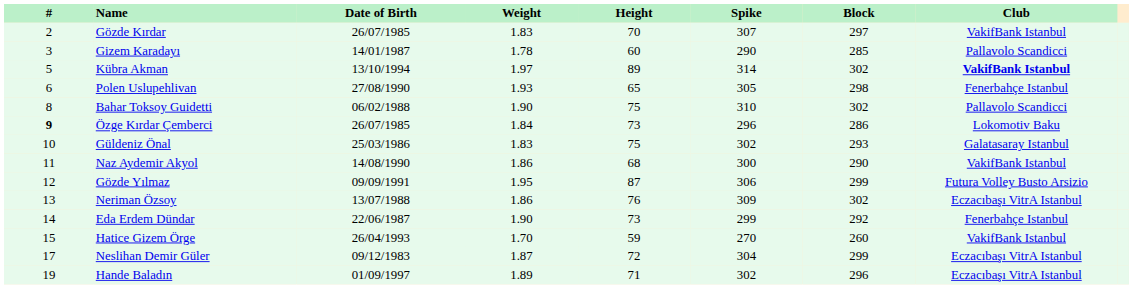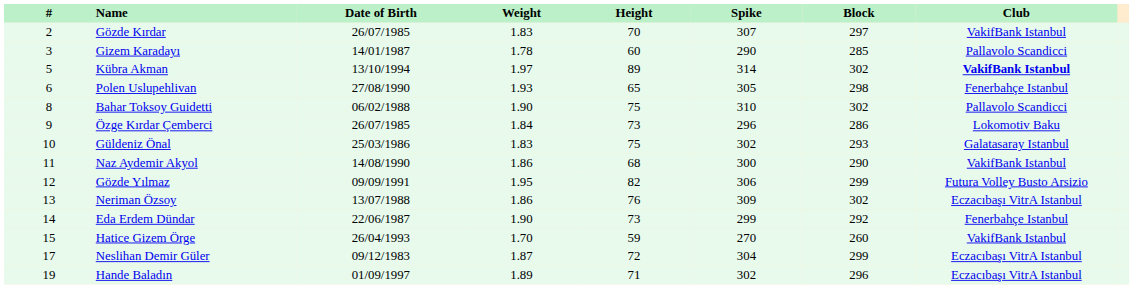(49, 125) bold -> (49, 125) normal
(634, 181) 87 -> (634, 181) 82
